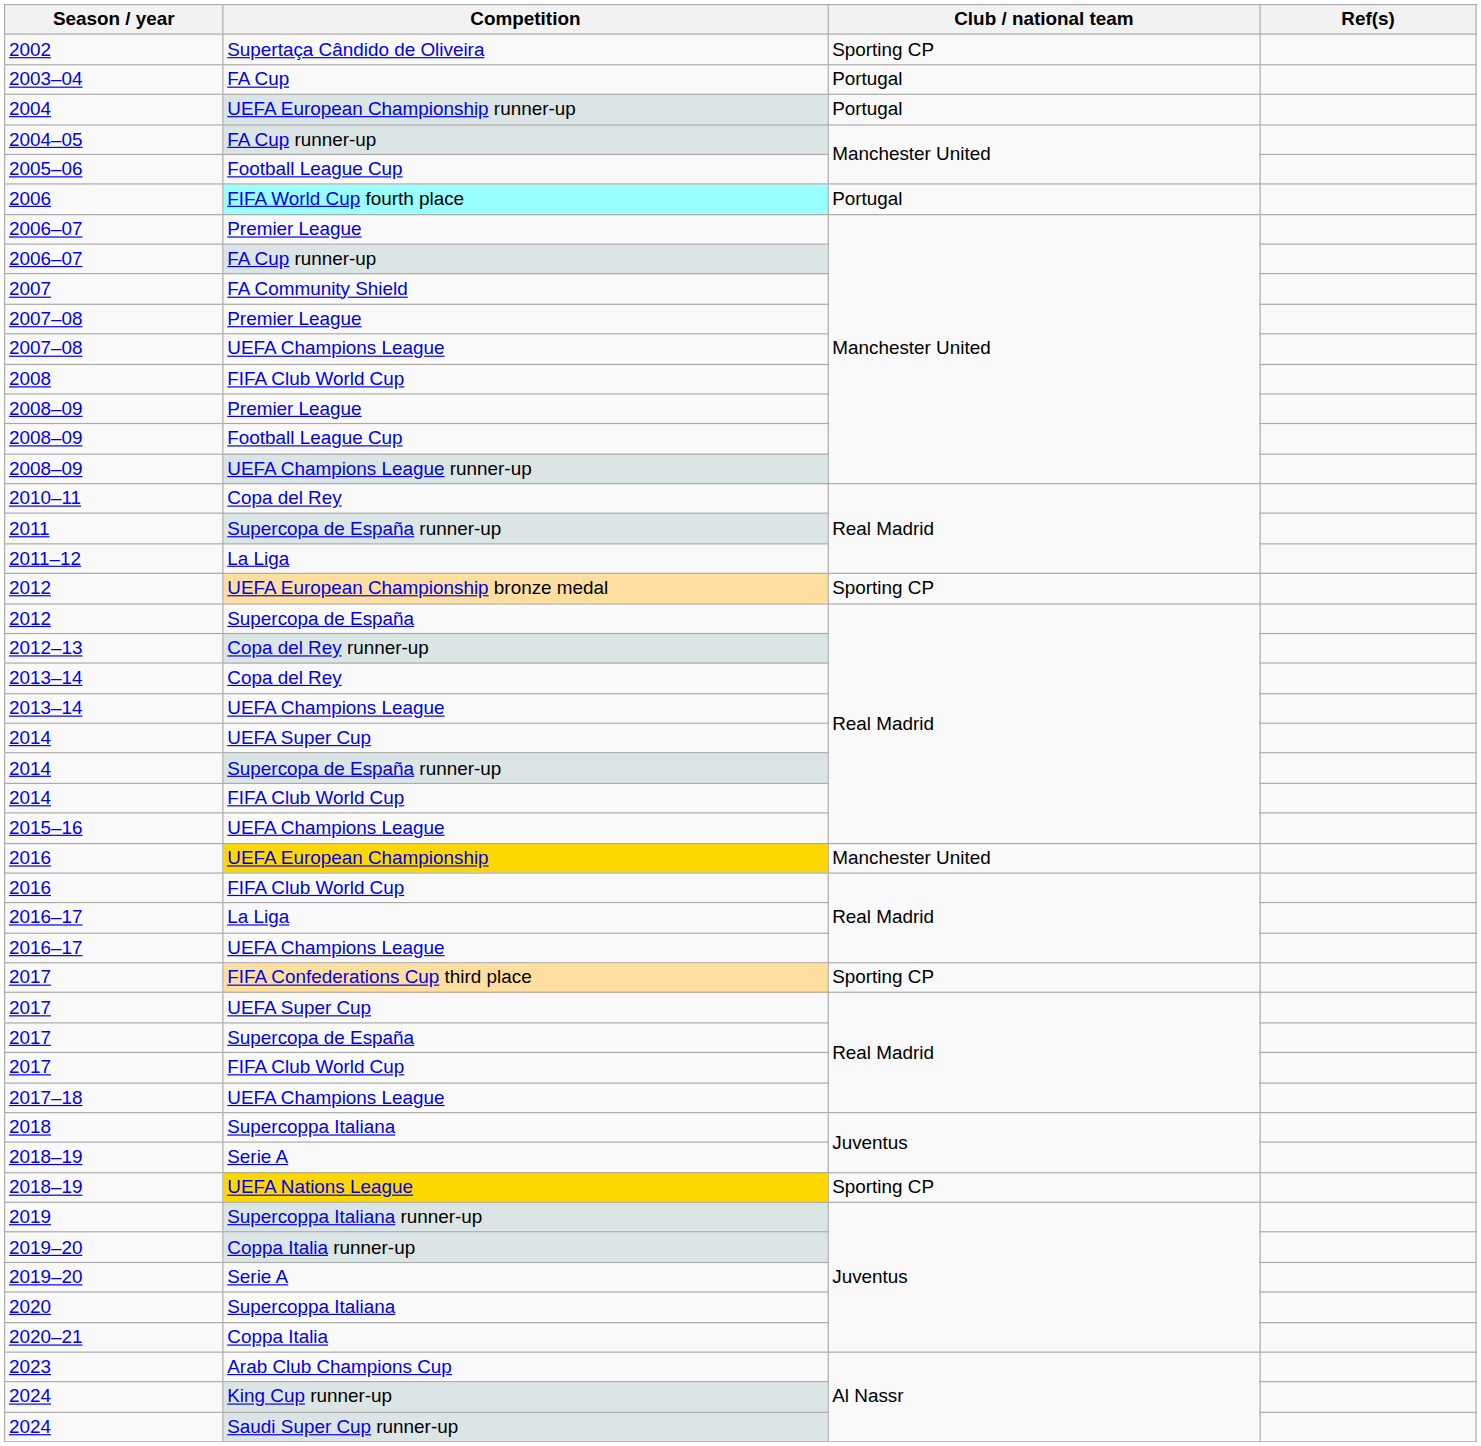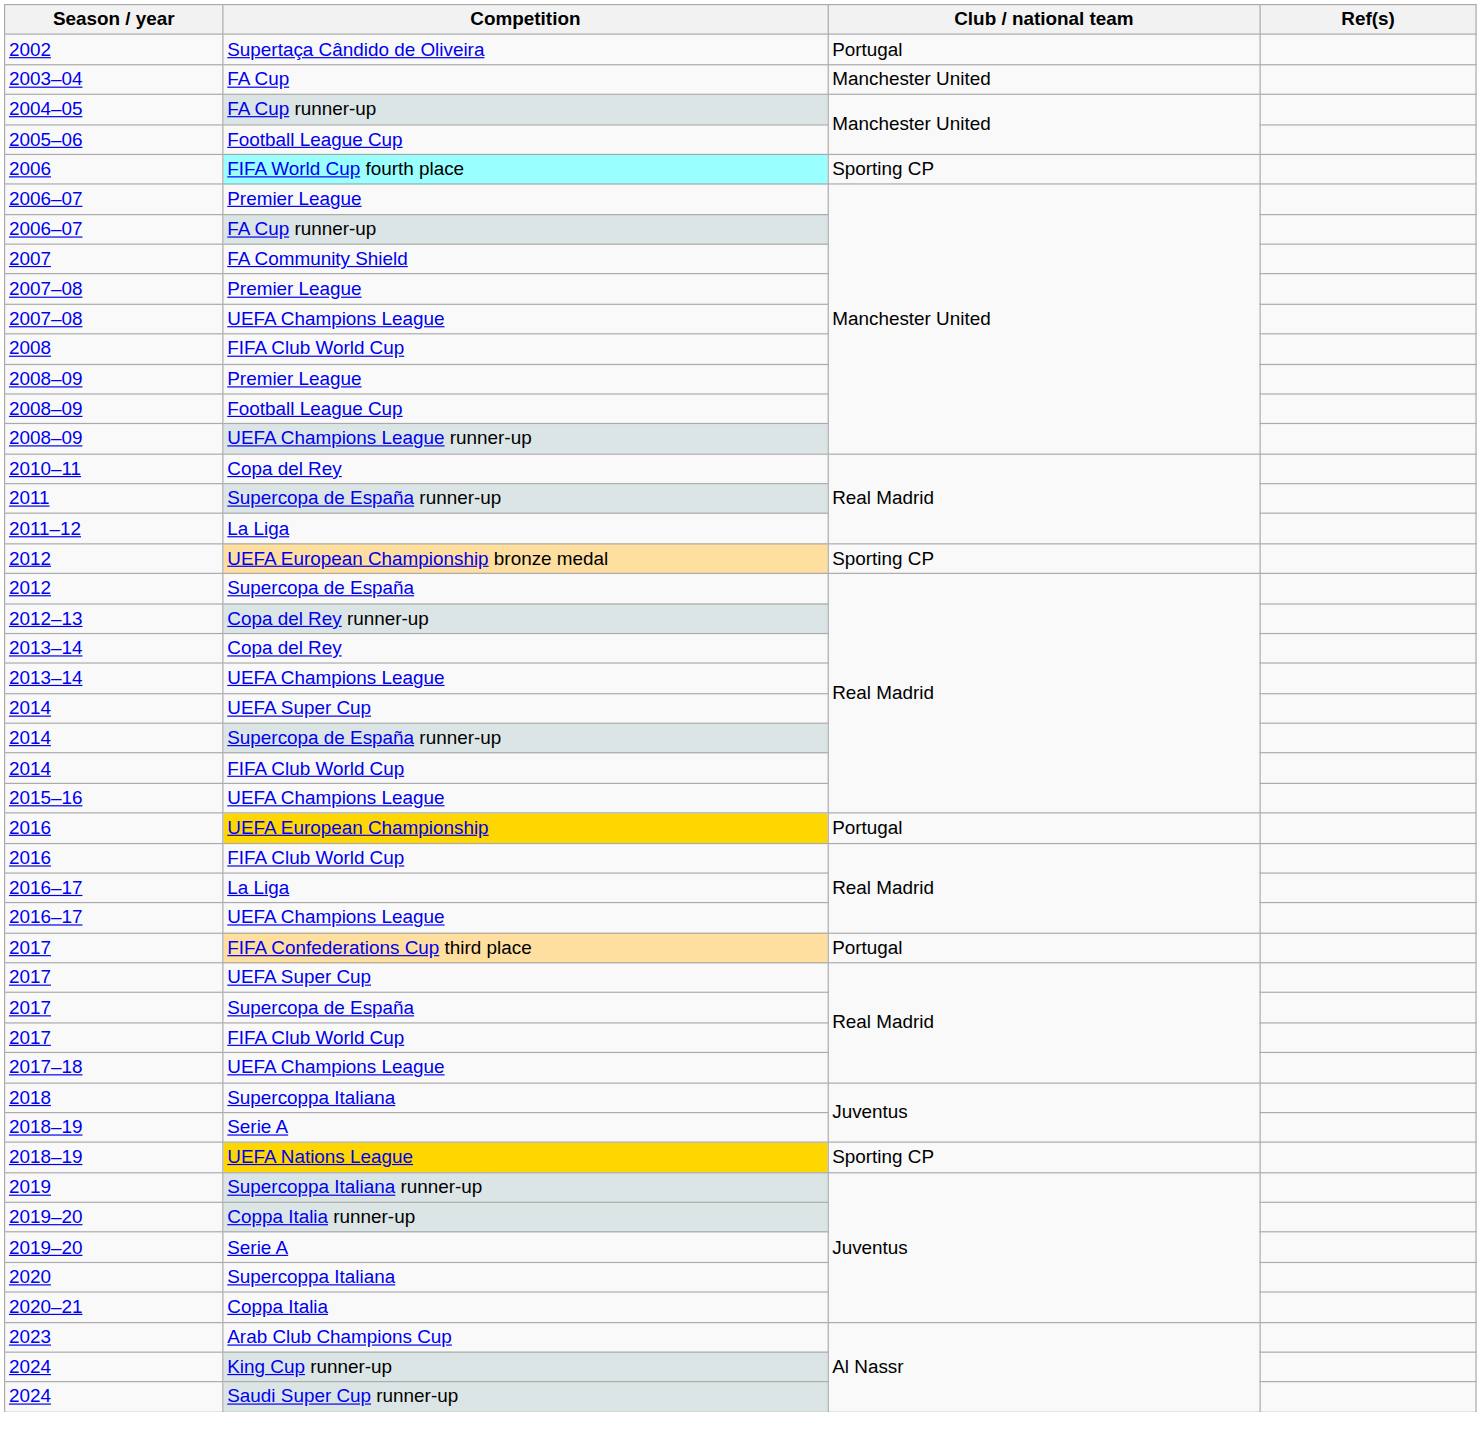(883, 49) Sporting CP -> (867, 49) Portugal
(867, 79) Portugal -> (911, 79) Manchester United
- row: (30, 109)
(867, 199) Portugal -> (883, 169) Sporting CP
(911, 857) Manchester United -> (867, 827) Portugal
(883, 977) Sporting CP -> (867, 947) Portugal
